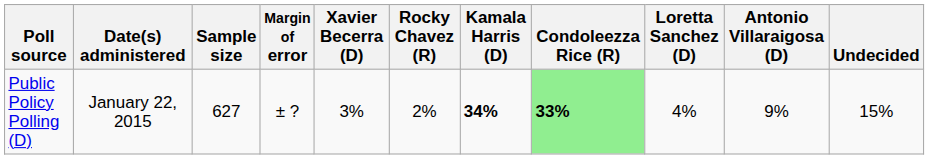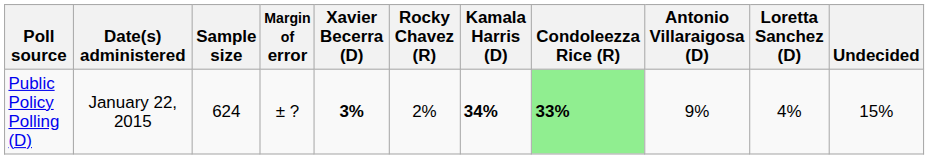columns swapped: (684, 37) <-> (776, 37)
(226, 111) 627 -> (226, 111) 624
(352, 111) normal -> (352, 111) bold
